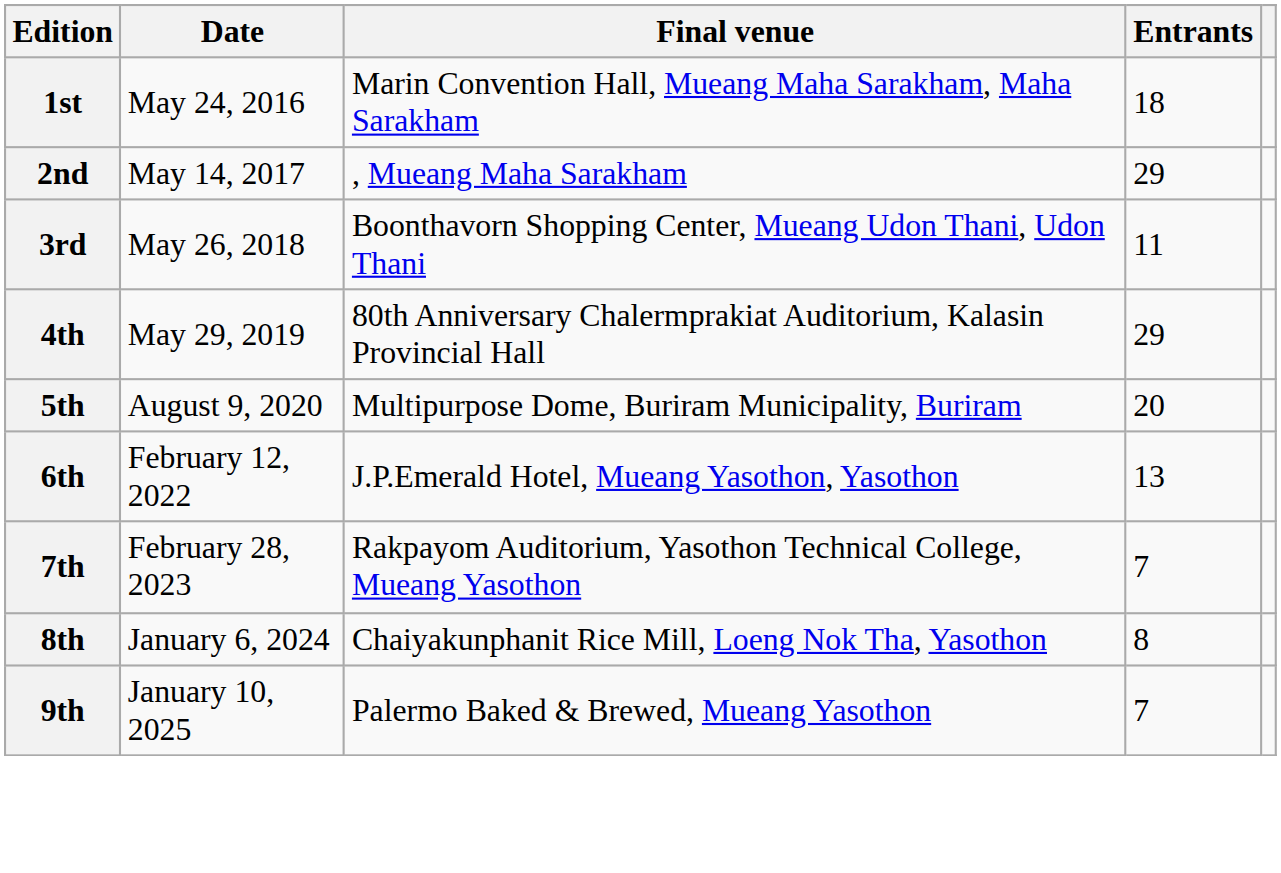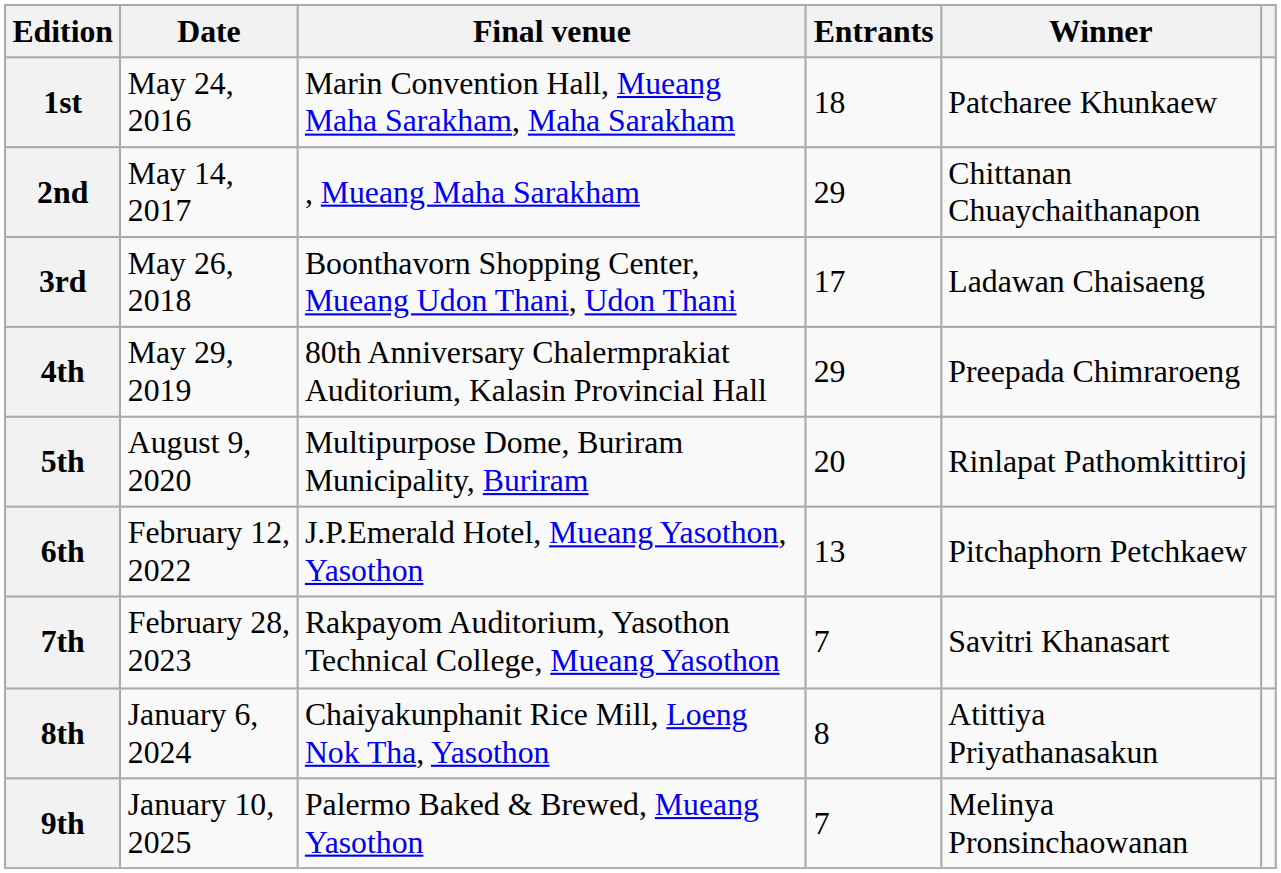+ column: (1101, 30)
(1149, 244) 11 -> (830, 282) 17
